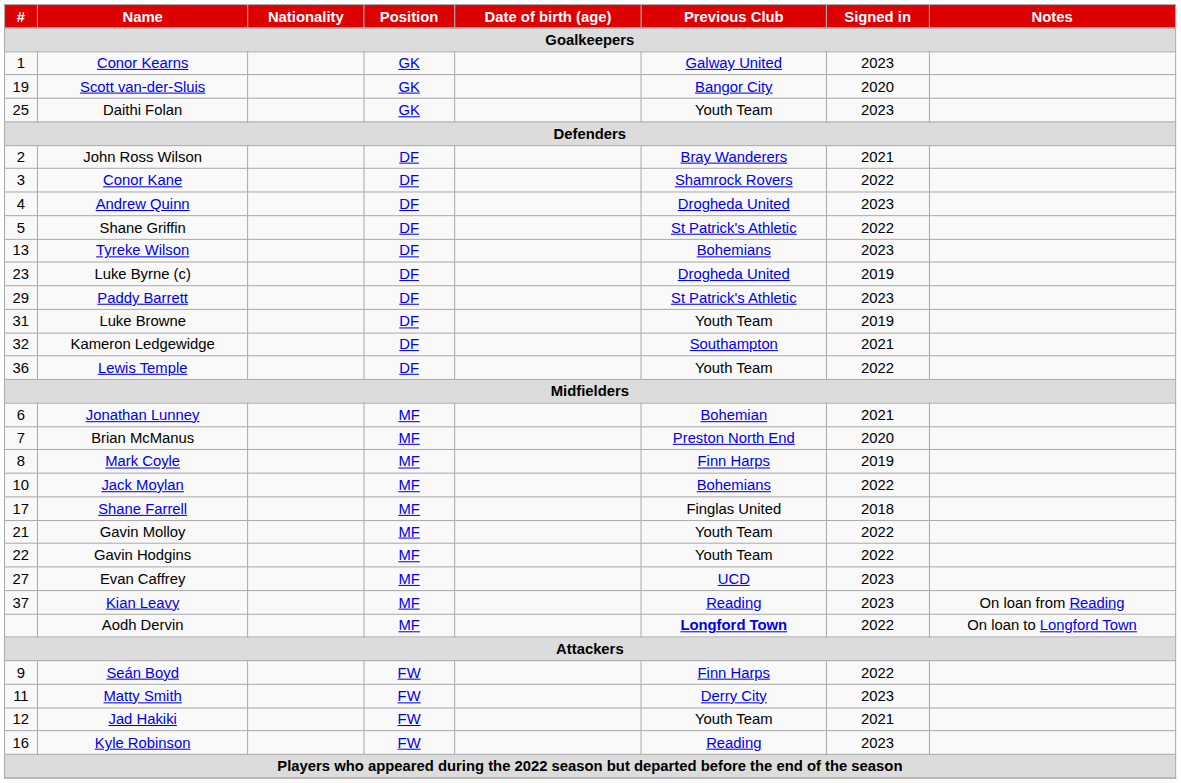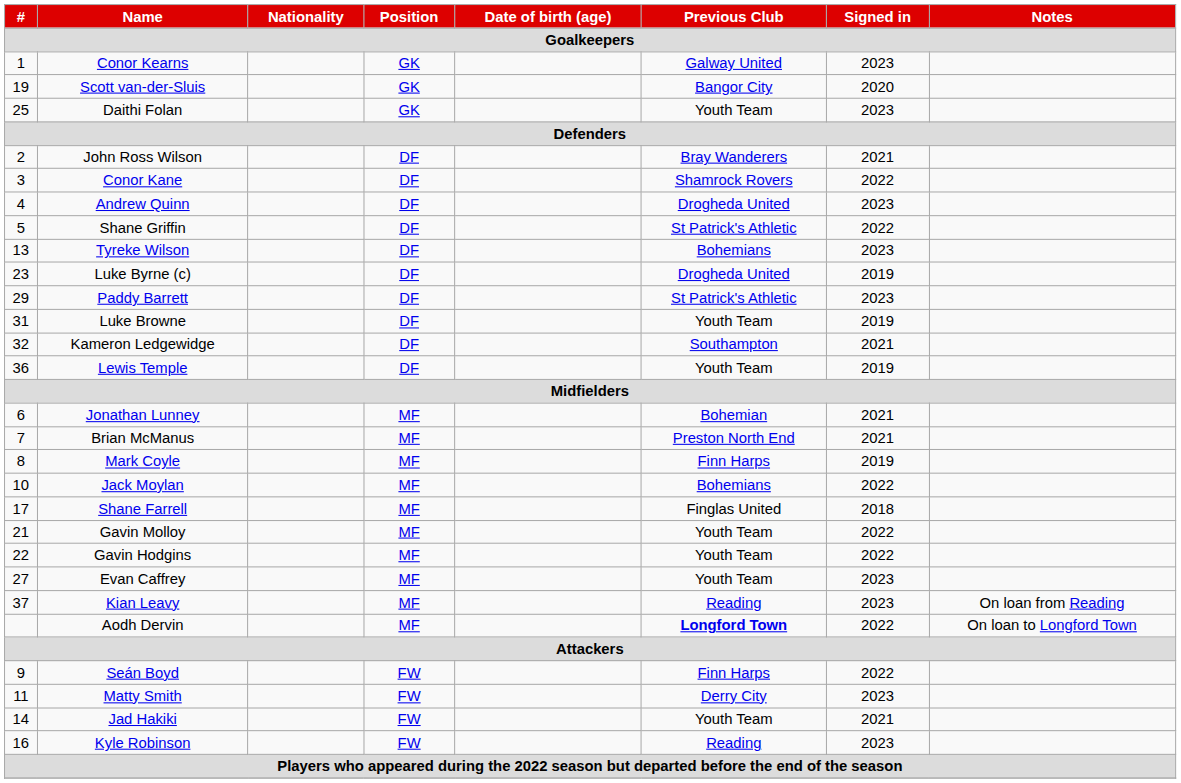(878, 368) 2022 -> (878, 368) 2019
(878, 438) 2020 -> (878, 438) 2021
(734, 579) UCD -> (734, 579) Youth Team
(21, 720) 12 -> (21, 720) 14
